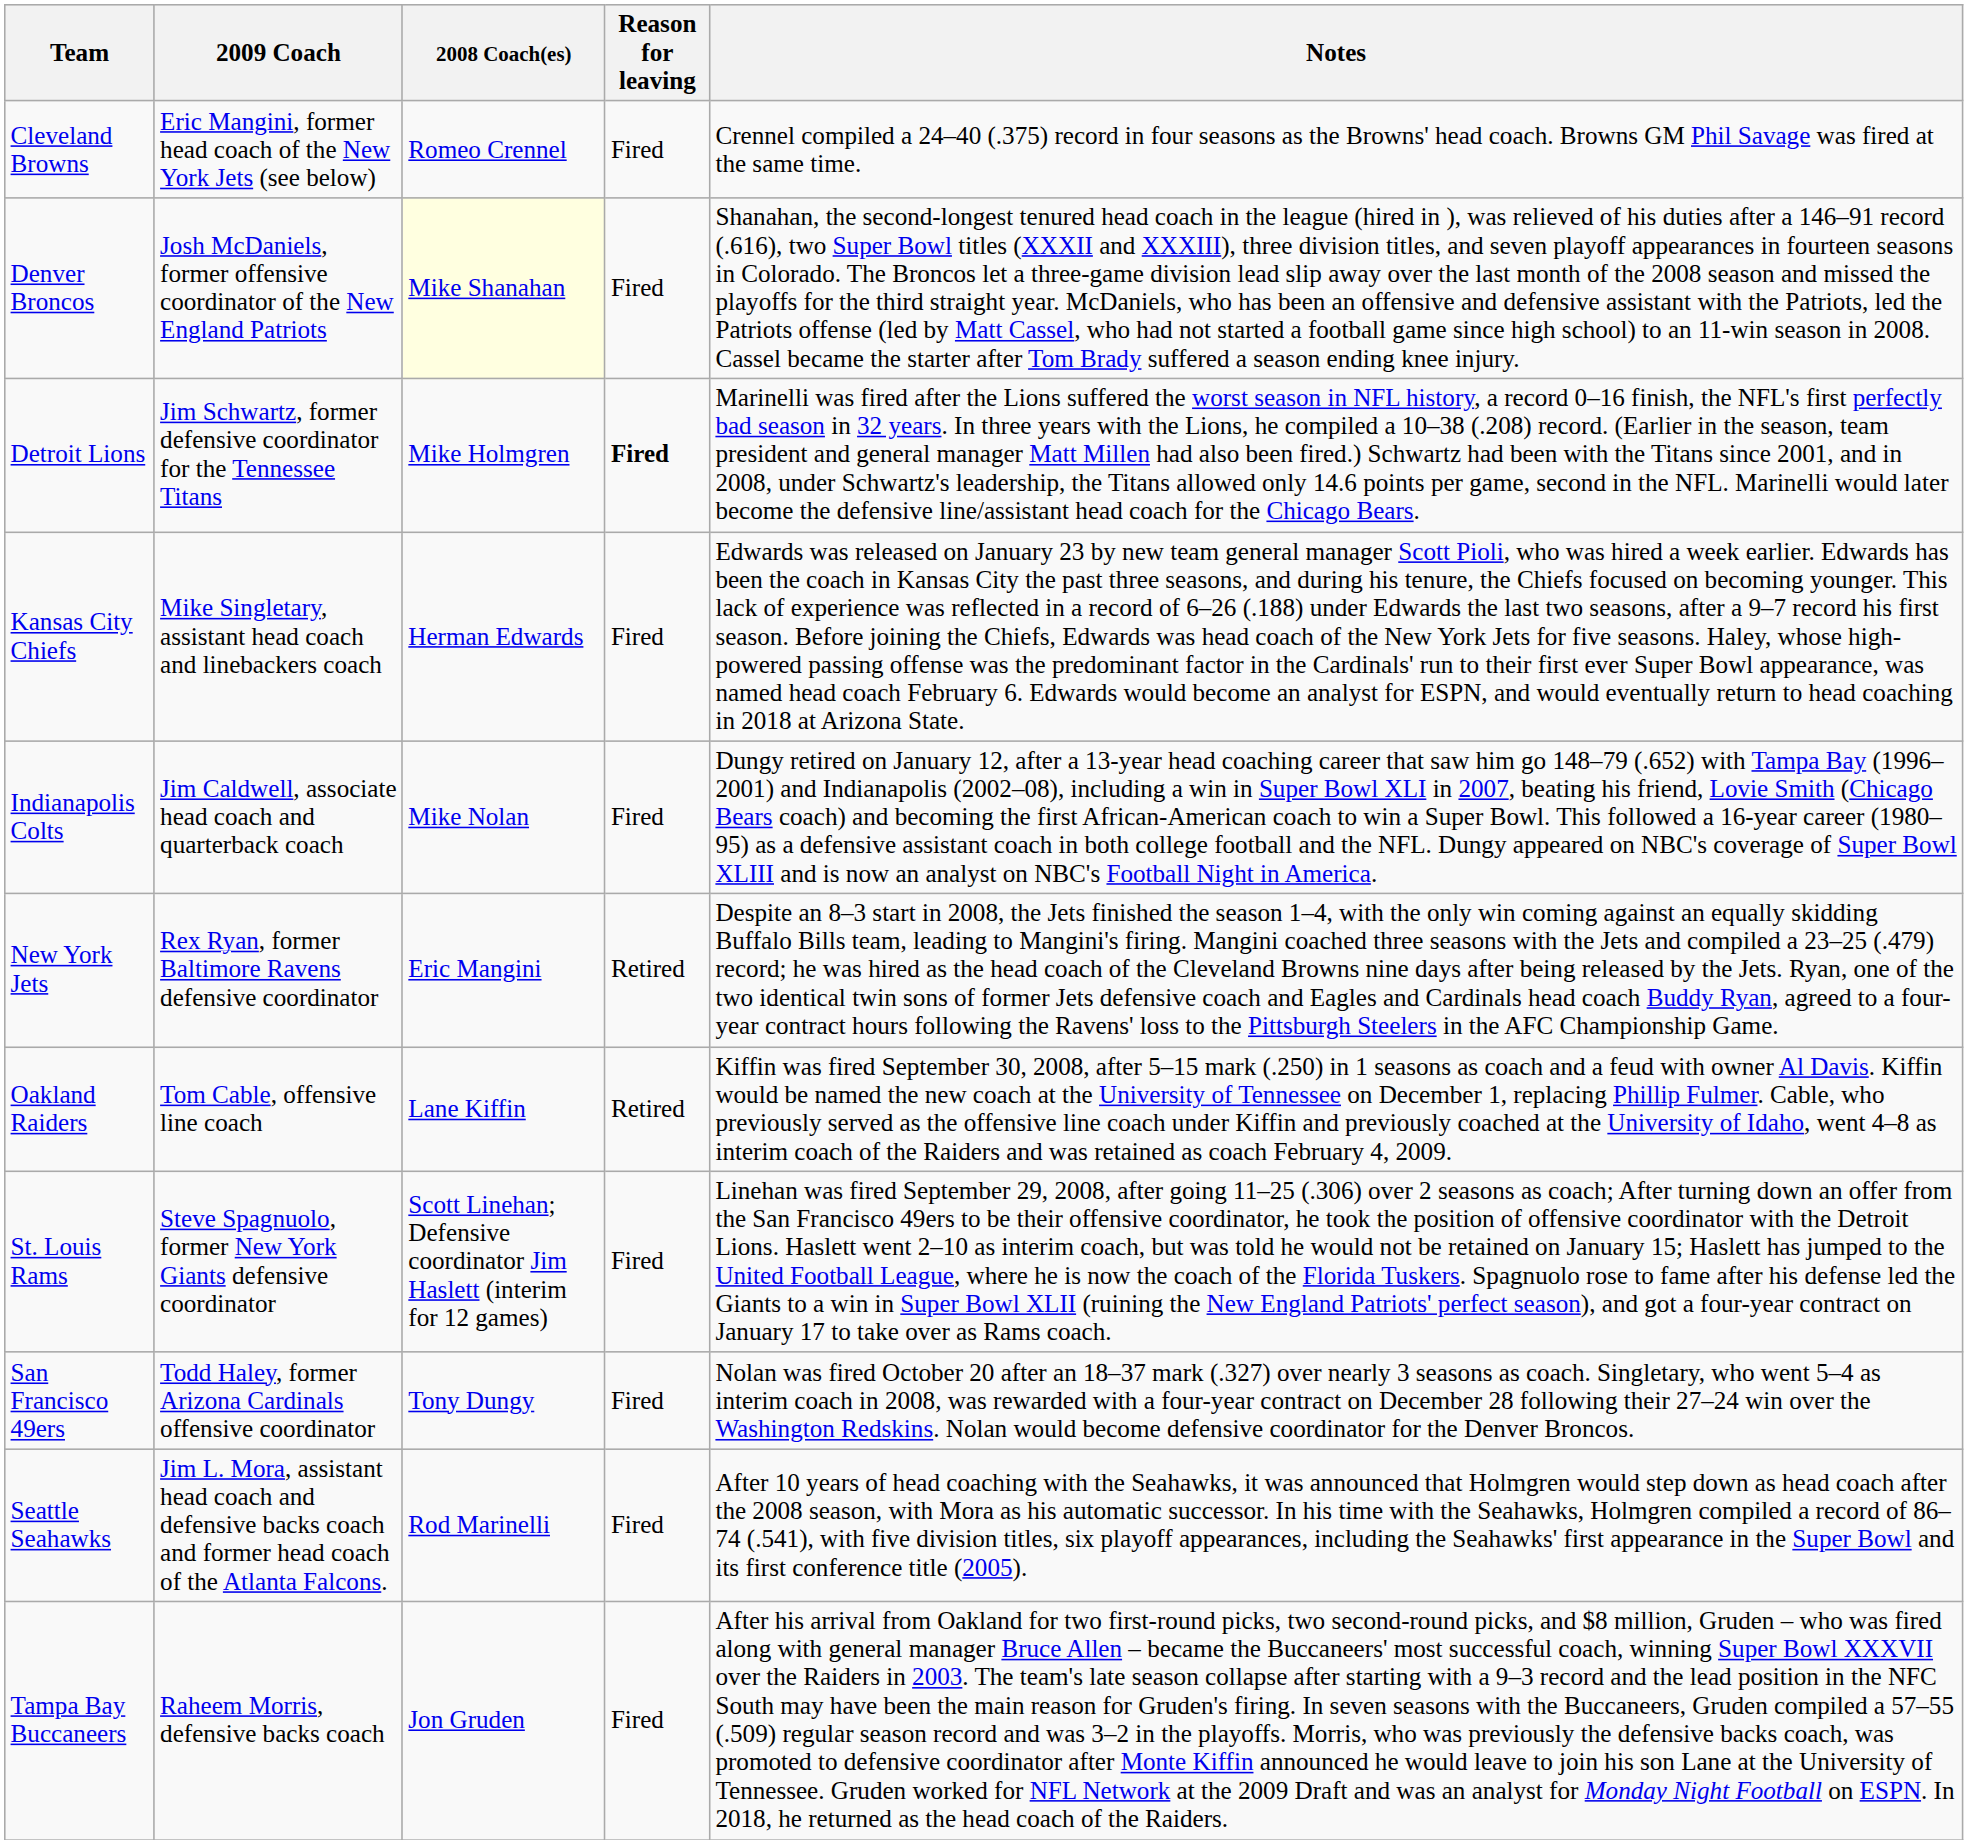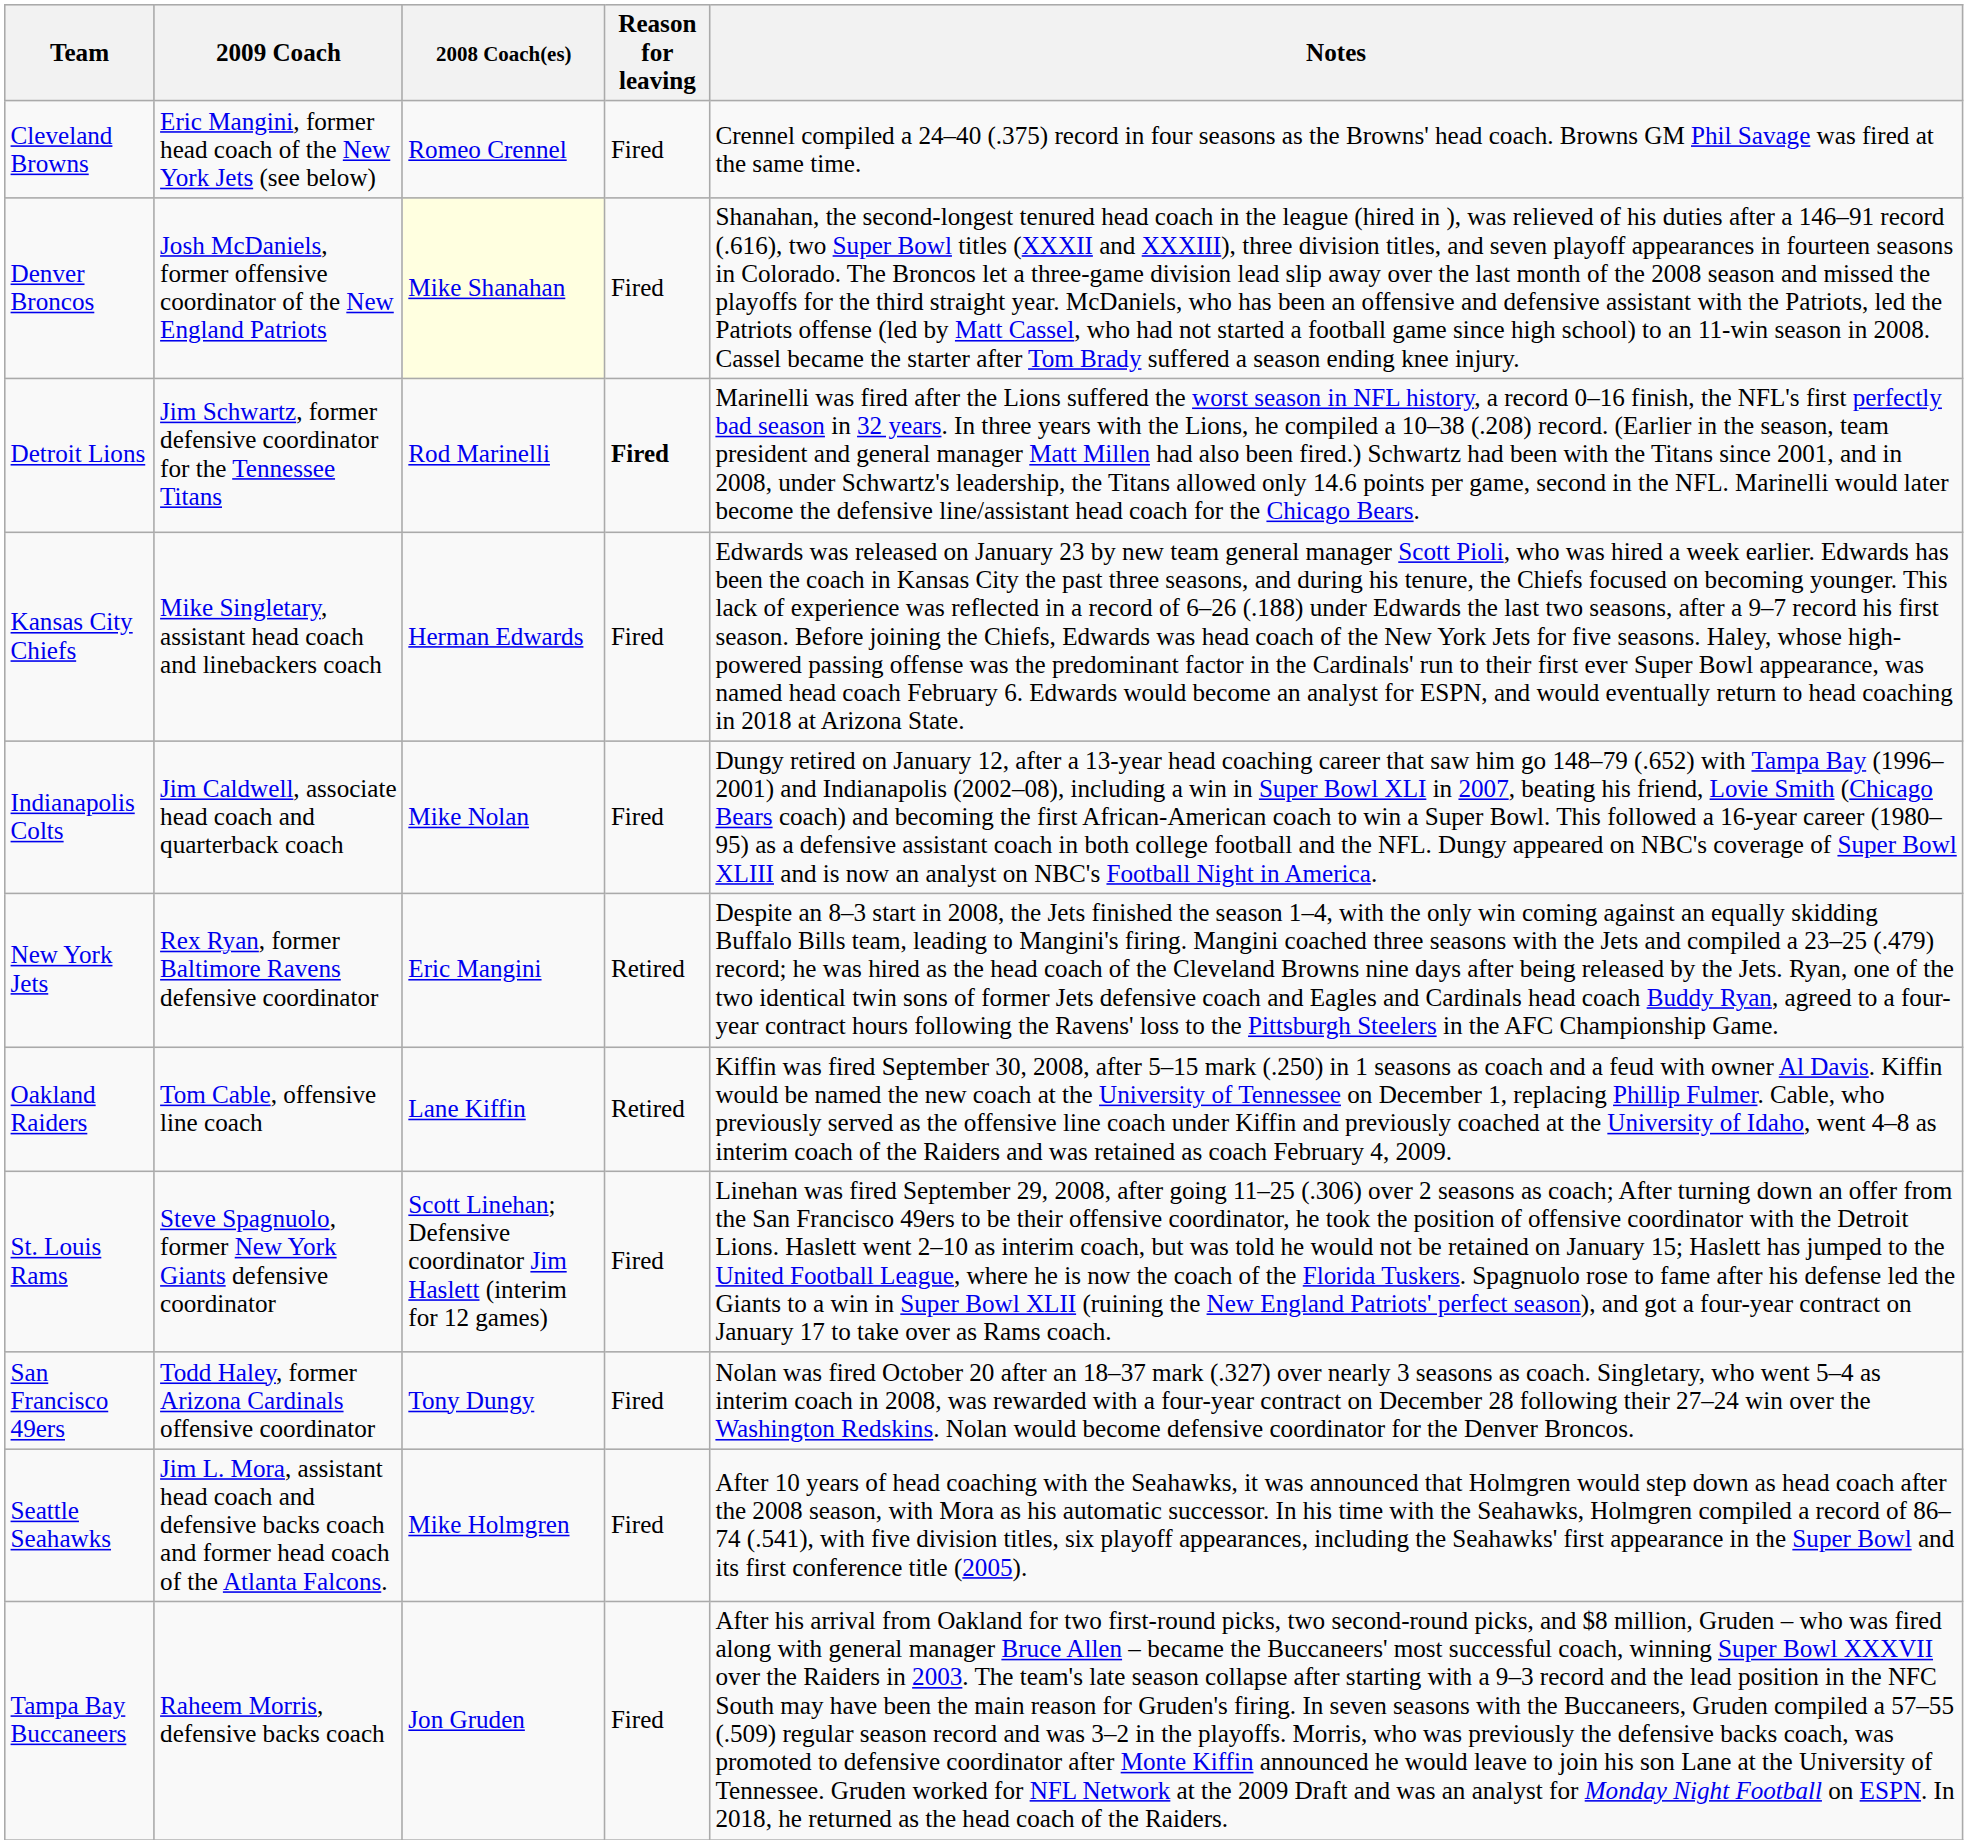(489, 454) Mike Holmgren -> (479, 454) Rod Marinelli
(479, 1524) Rod Marinelli -> (489, 1524) Mike Holmgren
